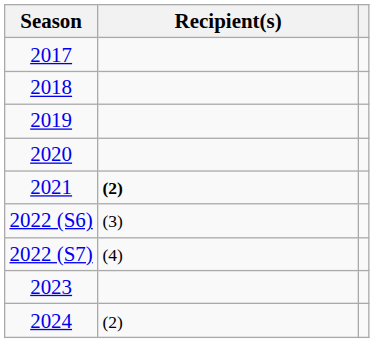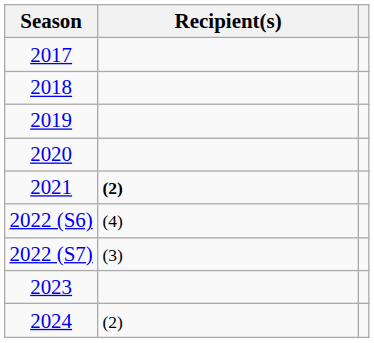(113, 221) (3) -> (113, 221) (4)
(113, 255) (4) -> (113, 255) (3)
